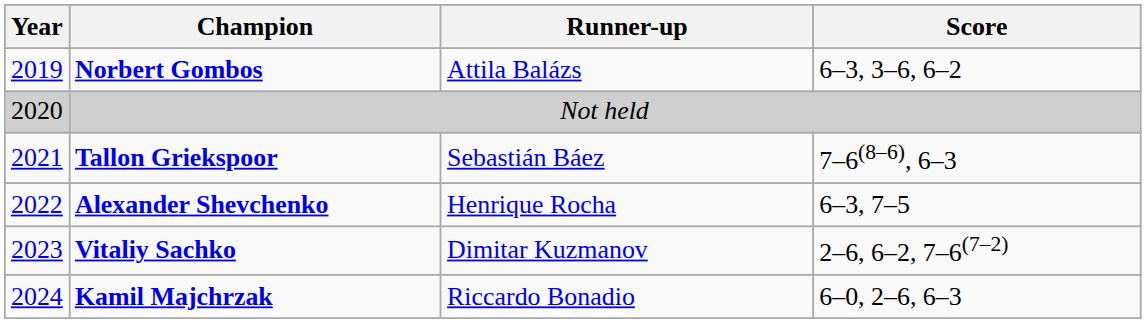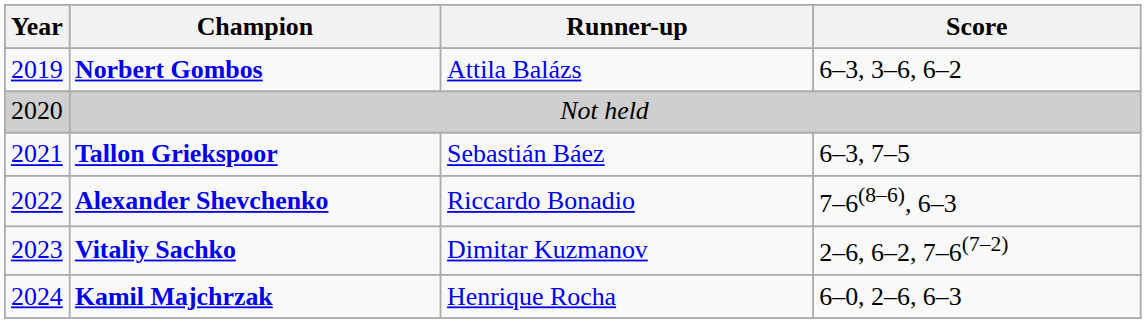(888, 157) 7–6(8–6), 6–3 -> (865, 154) 6–3, 7–5
(532, 204) Henrique Rocha -> (541, 200) Riccardo Bonadio
(865, 204) 6–3, 7–5 -> (888, 200) 7–6(8–6), 6–3
(541, 296) Riccardo Bonadio -> (532, 296) Henrique Rocha
